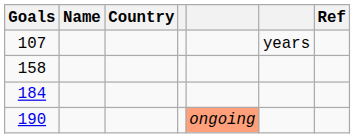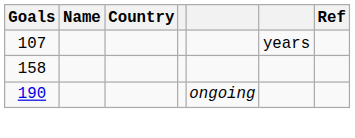- row: (32, 94)
(222, 120) lightsalmon background -> (222, 94) no background
